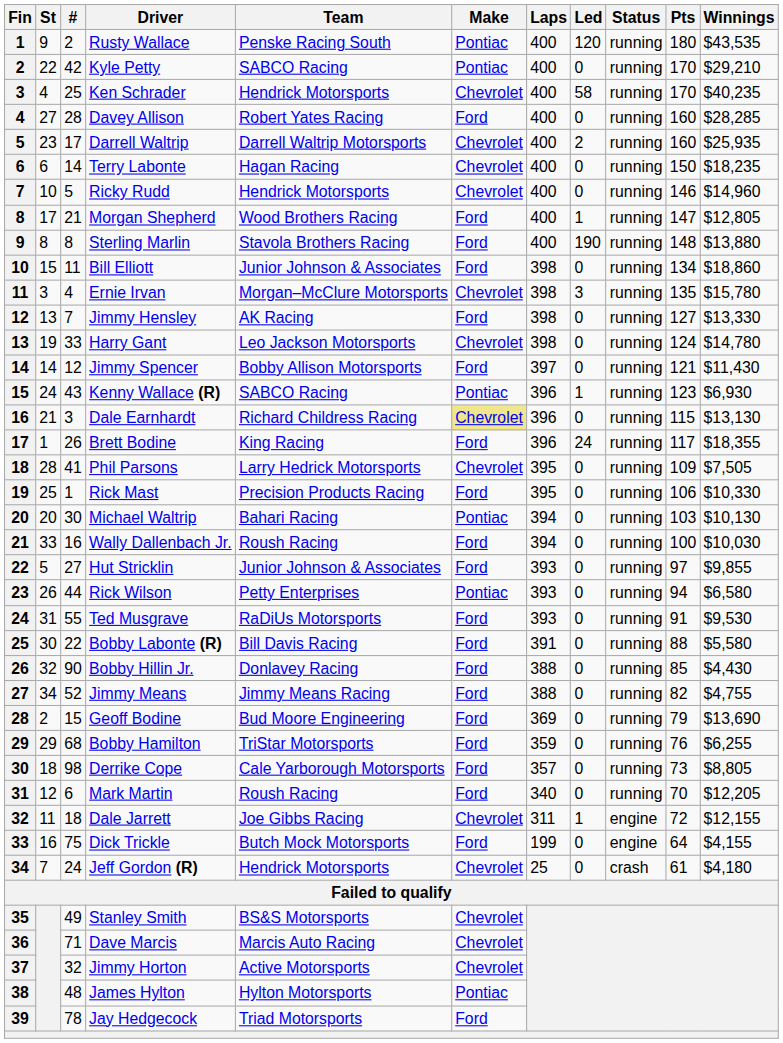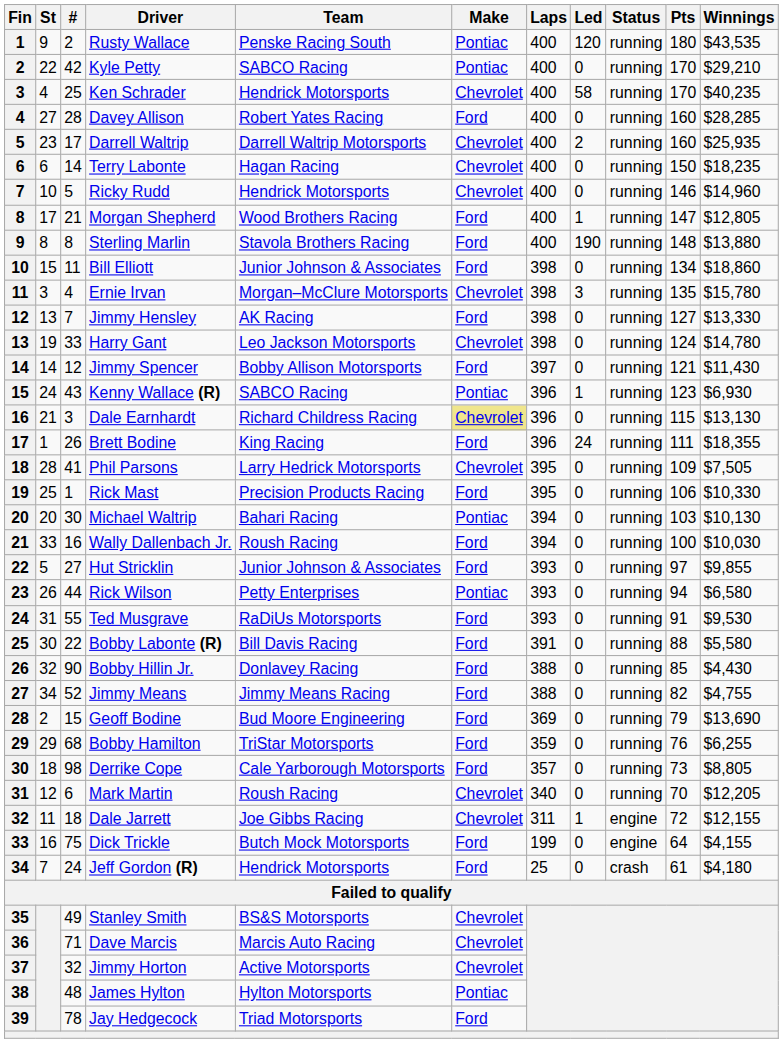(682, 443) 117 -> (682, 443) 111
(471, 793) Ford -> (489, 793) Chevrolet
(489, 868) Chevrolet -> (471, 868) Ford
